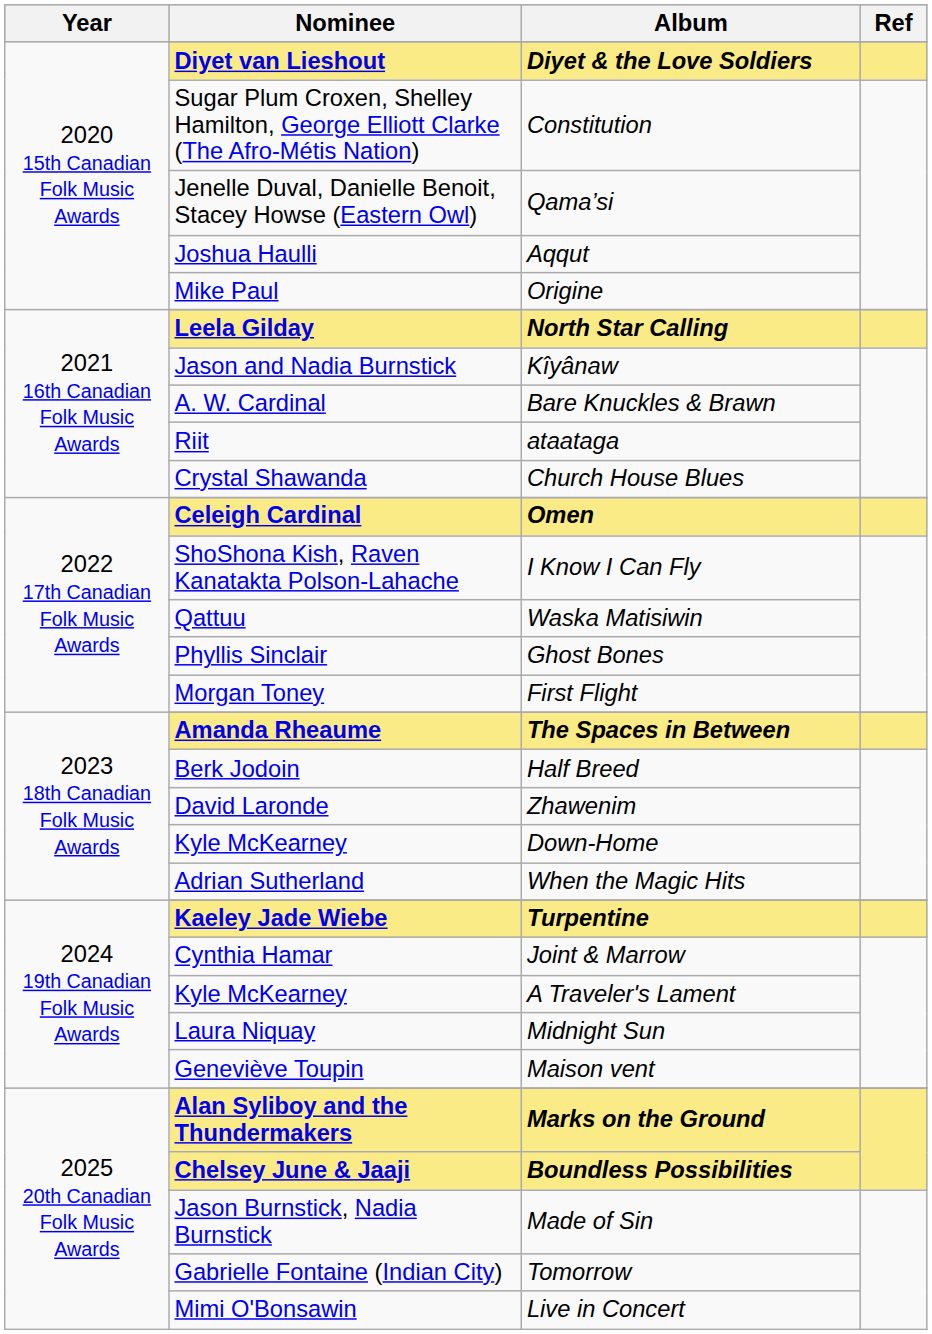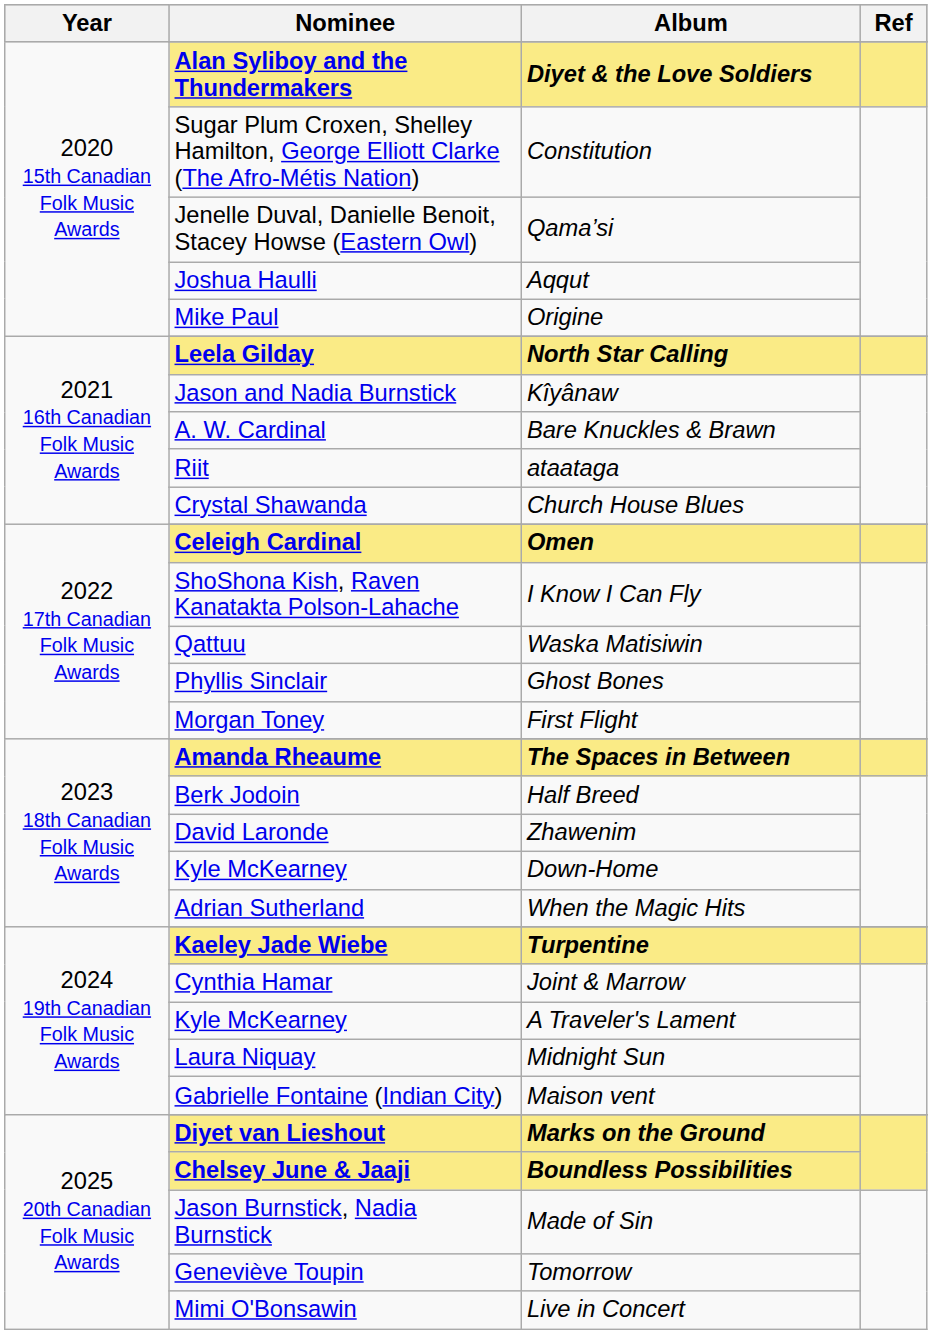(280, 60) Diyet van Lieshout -> (291, 74) Alan Syliboy and the Thundermakers
(269, 1068) Geneviève Toupin -> (338, 1095) Gabrielle Fontaine (Indian City)
(291, 1119) Alan Syliboy and the Thundermakers -> (280, 1132) Diyet van Lieshout
(338, 1272) Gabrielle Fontaine (Indian City) -> (269, 1272) Geneviève Toupin
